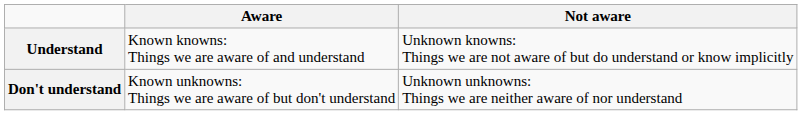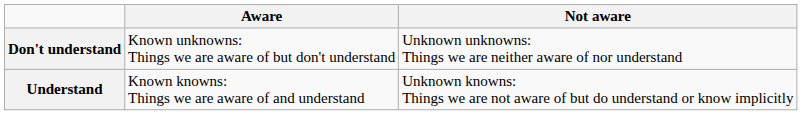rows swapped: (65, 48) <-> (65, 89)
